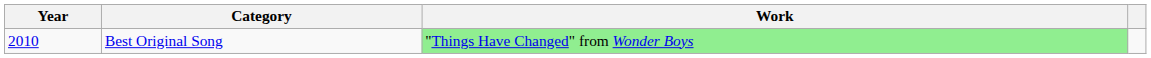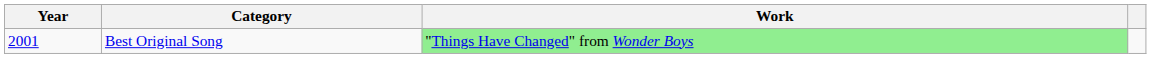(23, 41) 2010 -> (23, 41) 2001
